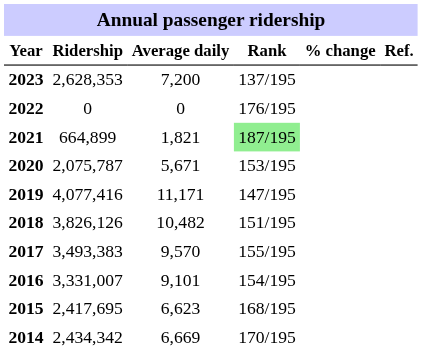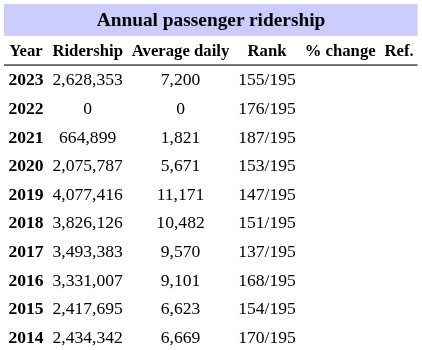(267, 79) 137/195 -> (267, 79) 155/195
(267, 137) lightgreen background -> (267, 137) no background
(267, 251) 155/195 -> (267, 251) 137/195
(267, 280) 154/195 -> (267, 280) 168/195
(267, 308) 168/195 -> (267, 308) 154/195
